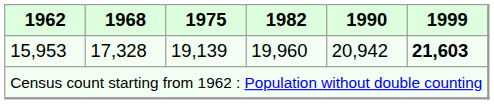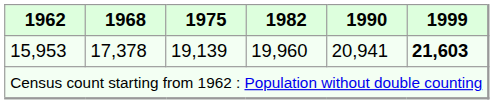(119, 51) 17,328 -> (119, 51) 17,378
(360, 51) 20,942 -> (360, 51) 20,941
